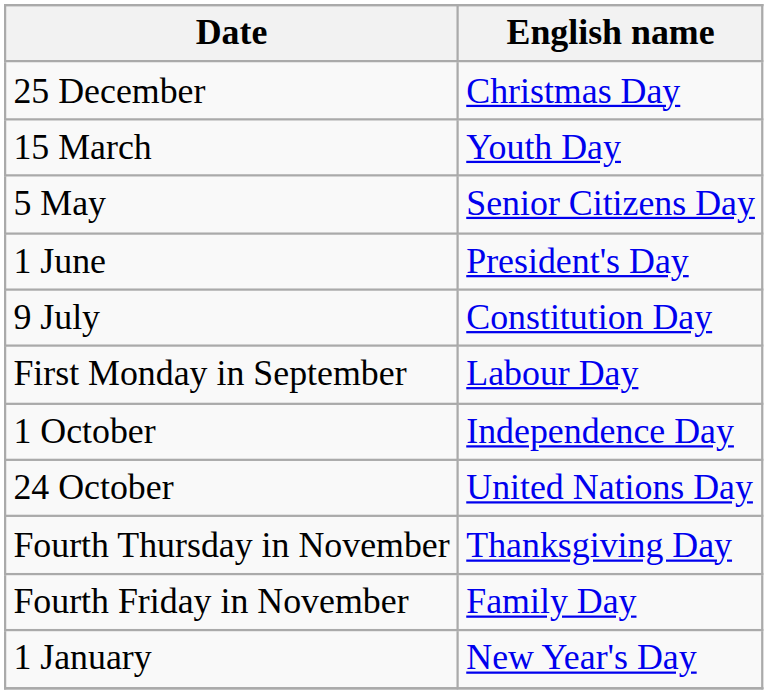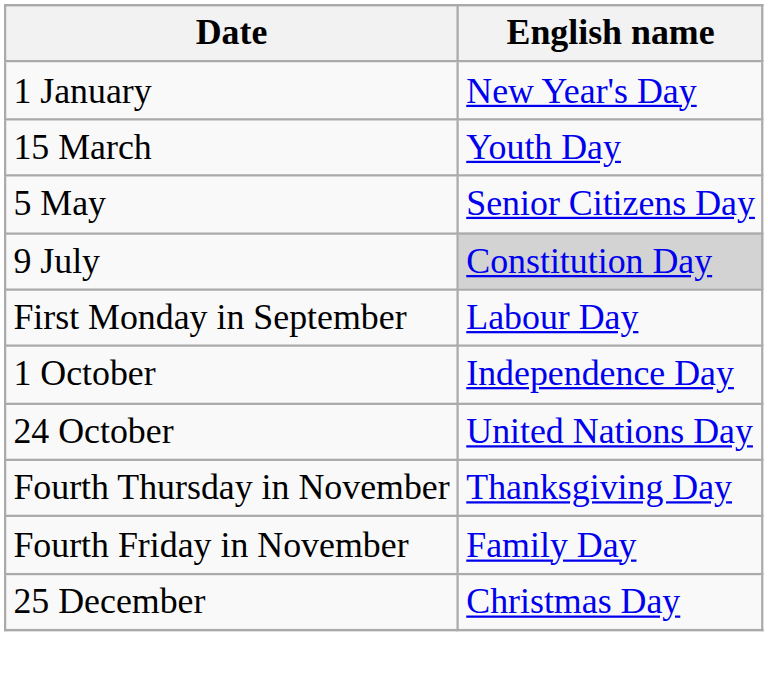rows swapped: (83, 658) <-> (109, 89)
- row: (60, 260)
(589, 317) no background -> (589, 260) lightgrey background
